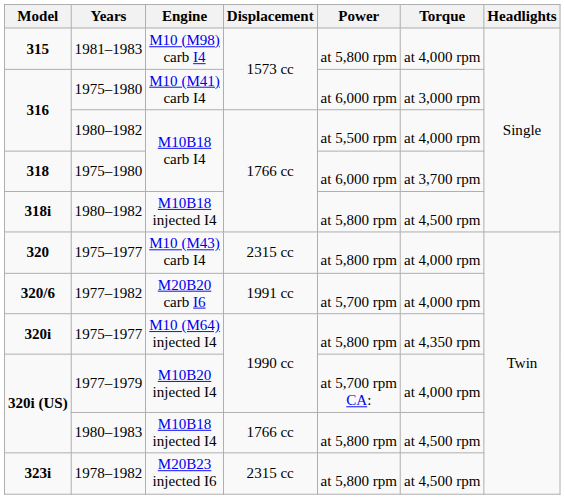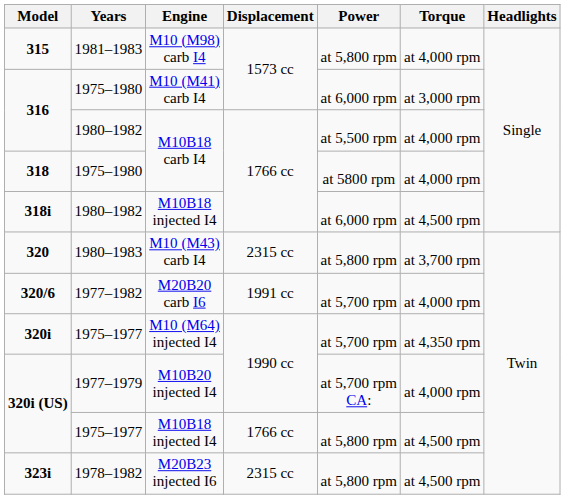(359, 179) at 6,000 rpm -> (359, 179) at 5800 rpm
(442, 179) at 3,700 rpm -> (442, 179) at 4,000 rpm
(359, 220) at 5,800 rpm -> (359, 220) at 6,000 rpm
(108, 252) 1975–1977 -> (108, 252) 1980–1983
(442, 261) at 4,000 rpm -> (442, 261) at 3,700 rpm
(359, 342) at 5,800 rpm -> (359, 342) at 5,700 rpm
(108, 432) 1980–1983 -> (108, 432) 1975–1977
